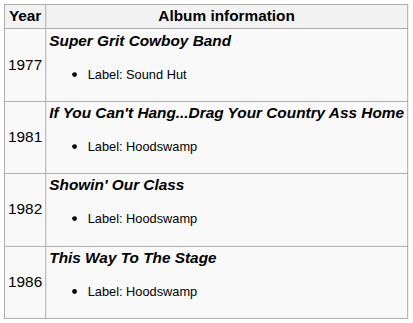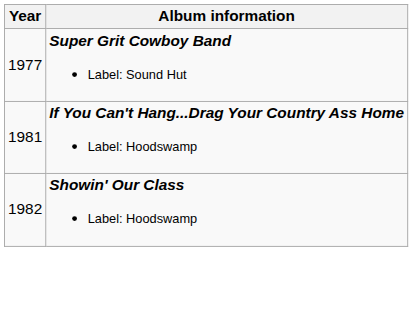- row: (227, 274)
